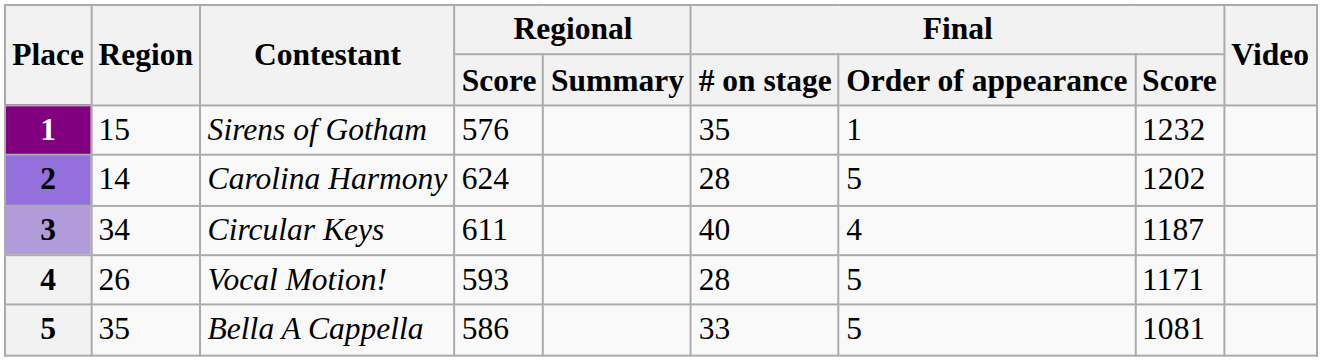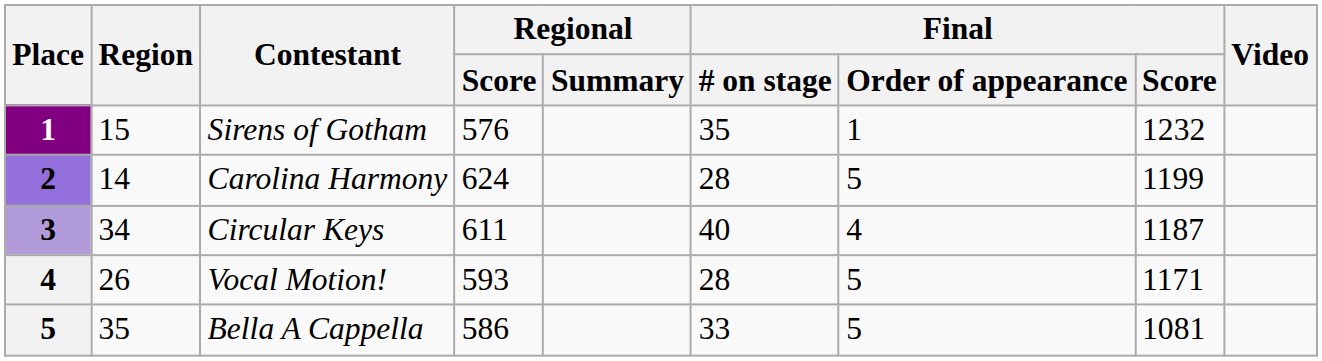(1174, 179) 1202 -> (1173, 179) 1199
